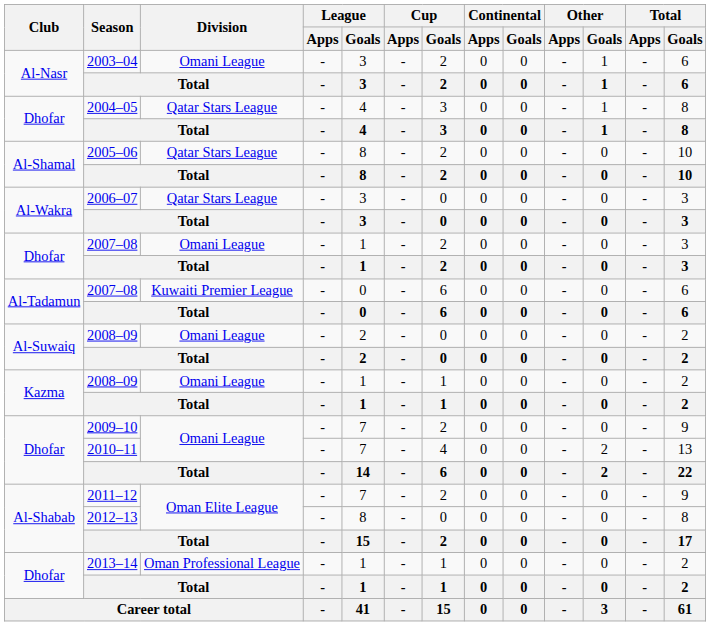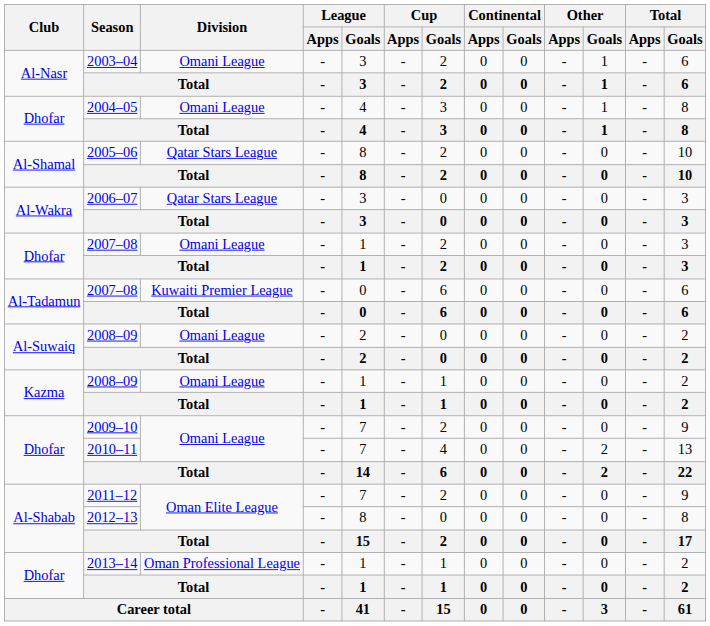(222, 107) Qatar Stars League -> (222, 107) Omani League
